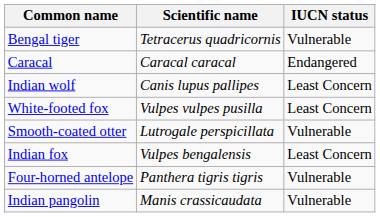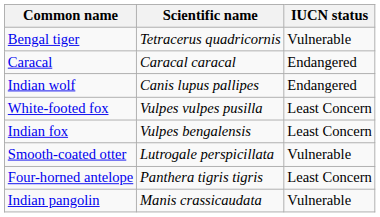(330, 85) Least Concern -> (322, 85) Endangered
rows swapped: (38, 154) <-> (67, 131)
(319, 177) Vulnerable -> (330, 177) Least Concern
